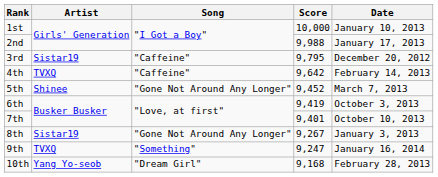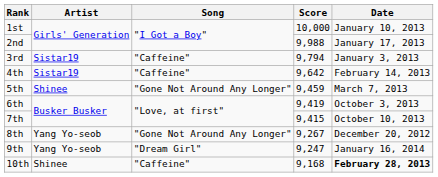(310, 58) 9,795 -> (310, 58) 9,794
(382, 58) December 20, 2012 -> (377, 58) January 3, 2013
(45, 73) TVXQ -> (56, 73) Sistar19
(310, 88) 9,452 -> (310, 88) 9,459
(310, 119) 9,401 -> (310, 119) 9,415
(56, 134) Sistar19 -> (67, 134) Yang Yo-seob
(377, 134) January 3, 2013 -> (382, 134) December 20, 2012
(45, 149) TVXQ -> (67, 149) Yang Yo-seob
(165, 149) "Something" -> (168, 149) "Dream Girl"
(67, 165) Yang Yo-seob -> (50, 165) Shinee
(168, 165) "Dream Girl" -> (162, 165) "Caffeine"
(382, 165) normal -> (382, 165) bold
